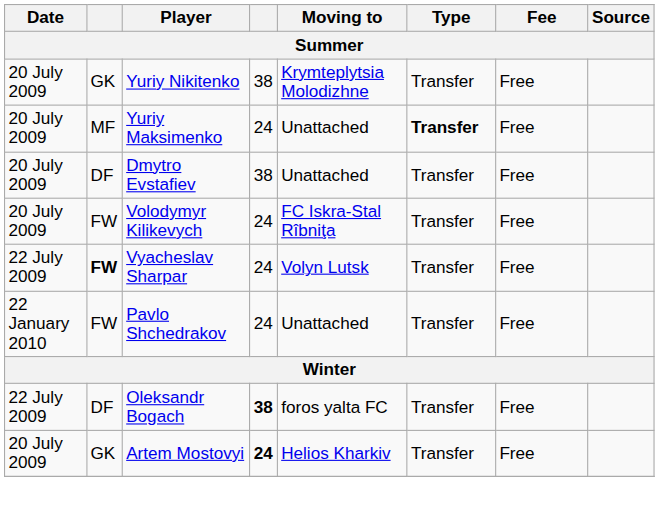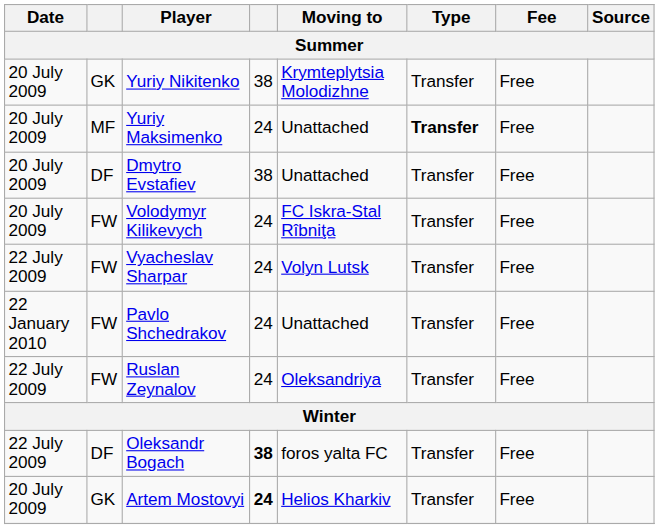(104, 267) bold -> (104, 267) normal
+ row: (161, 379)
